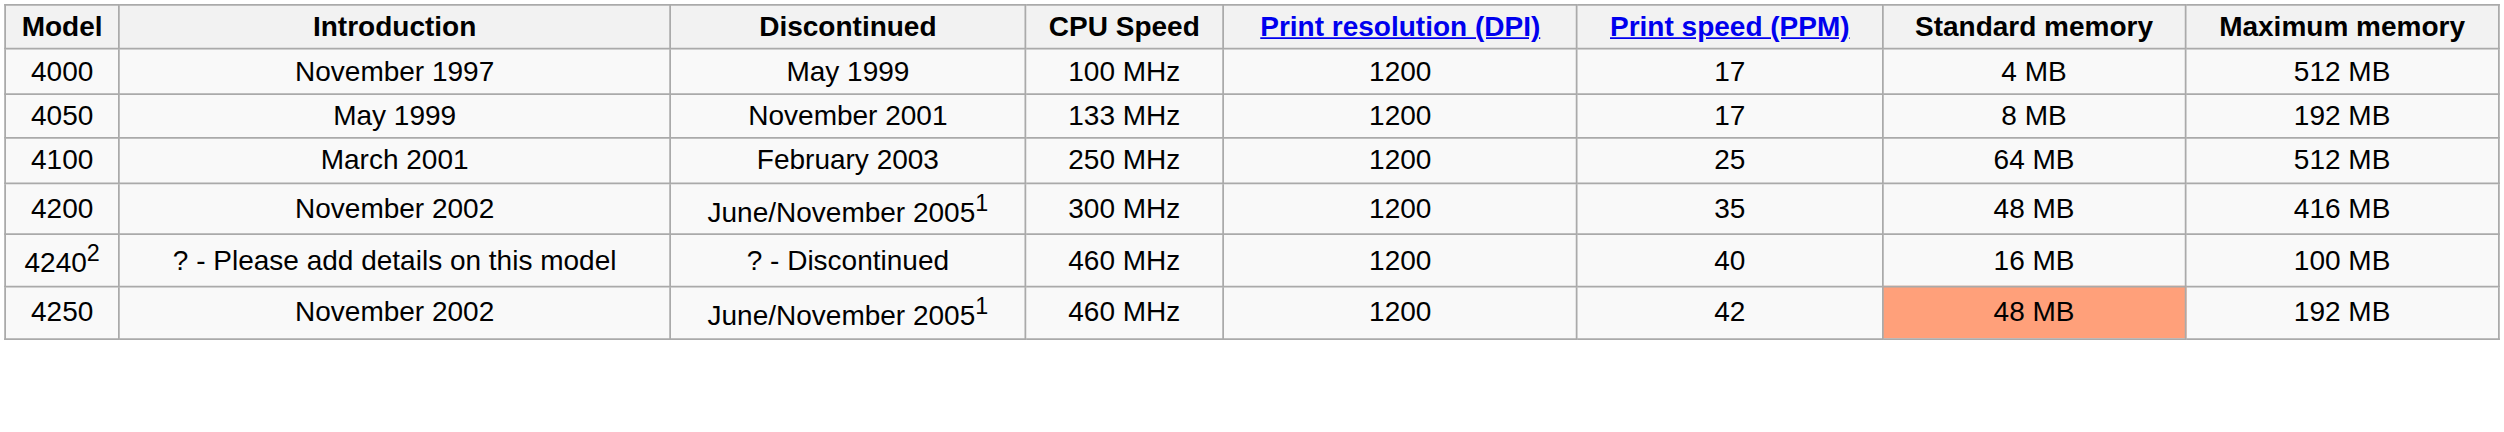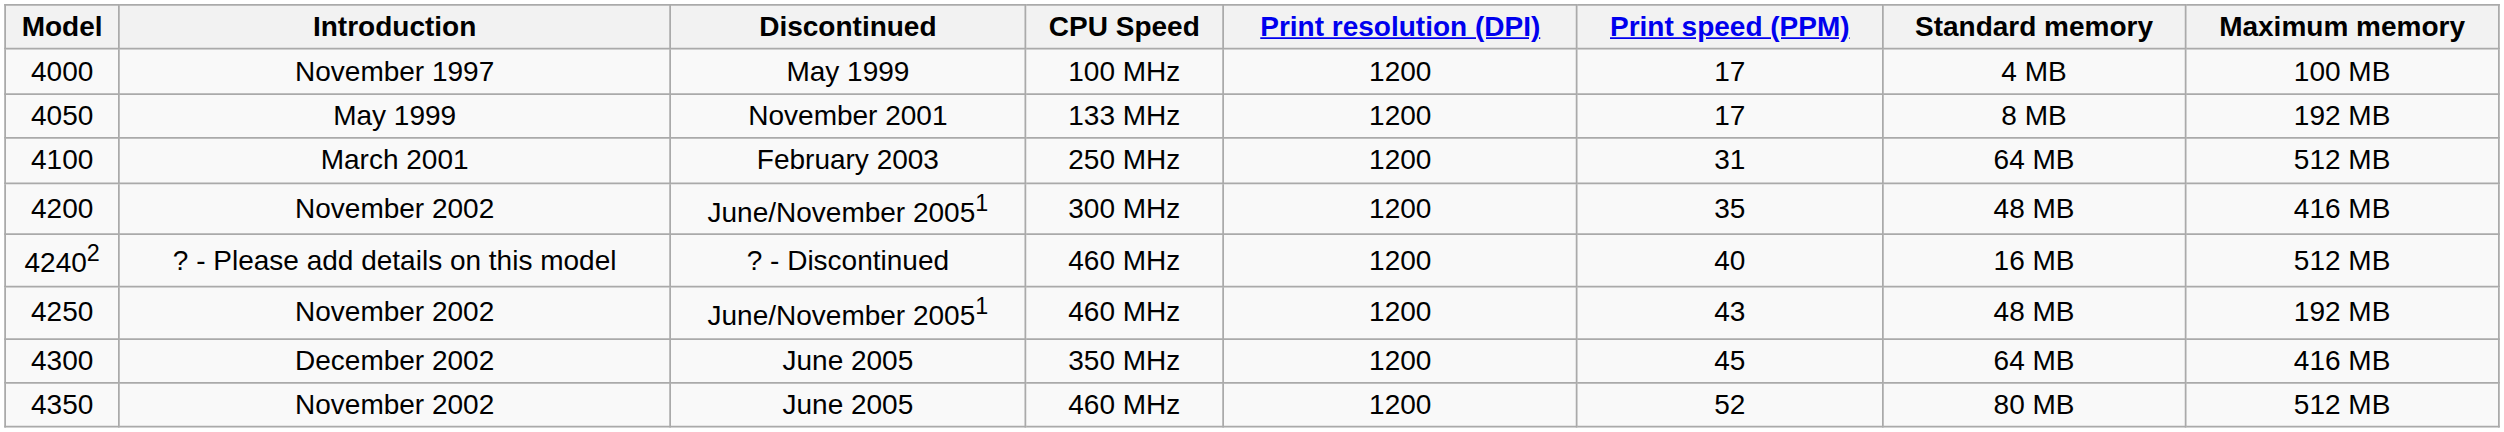(2342, 71) 512 MB -> (2342, 71) 100 MB
(1730, 159) 25 -> (1730, 159) 31
(2342, 260) 100 MB -> (2342, 260) 512 MB
(1730, 312) 42 -> (1730, 312) 43
(2034, 312) lightsalmon background -> (2034, 312) no background
+ row: (62, 360)
+ row: (62, 404)
